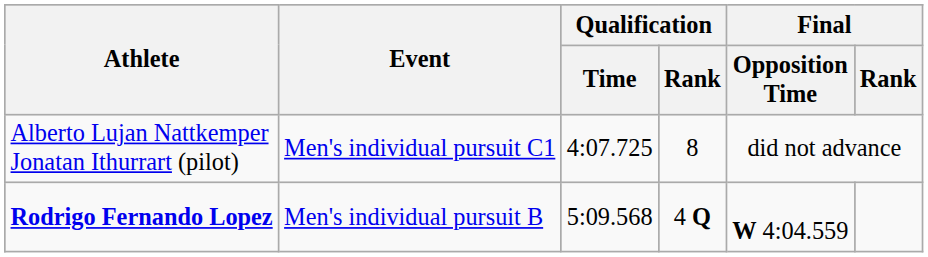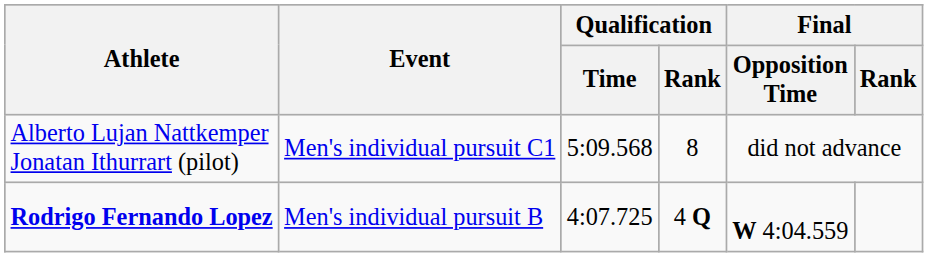(610, 148) 4:07.725 -> (610, 148) 5:09.568
(610, 217) 5:09.568 -> (610, 217) 4:07.725
